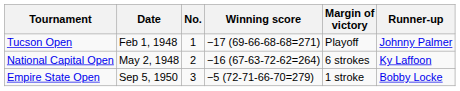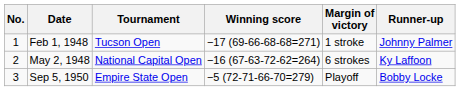columns swapped: (193, 19) <-> (60, 19)
(342, 43) Playoff -> (345, 43) 1 stroke
(345, 77) 1 stroke -> (342, 77) Playoff
